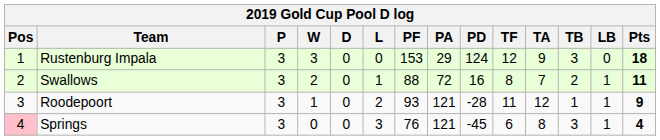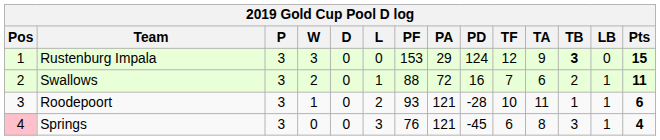(574, 59) normal -> (574, 59) bold
(639, 59) 18 -> (639, 59) 15
(509, 80) 8 -> (509, 80) 7
(542, 80) 7 -> (542, 80) 6
(509, 102) 11 -> (509, 102) 10
(542, 102) 12 -> (542, 102) 11
(639, 102) 9 -> (639, 102) 6
